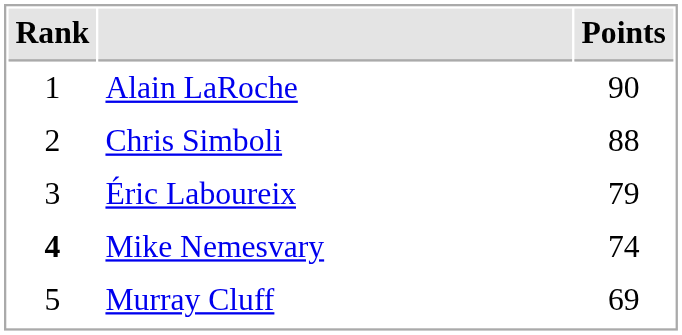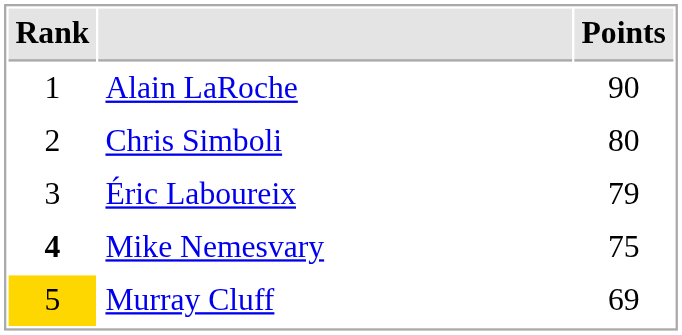(624, 141) 88 -> (624, 141) 80
(624, 247) 74 -> (624, 247) 75
(52, 300) no background -> (52, 300) gold background
